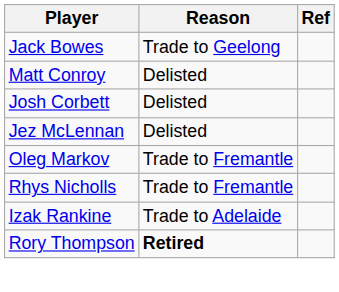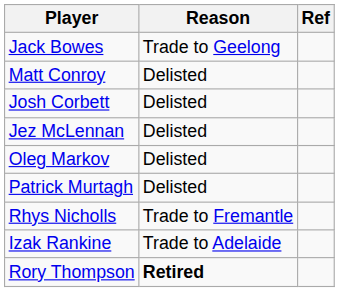(218, 159) Trade to Fremantle -> (175, 159) Delisted
+ row: (71, 187)
